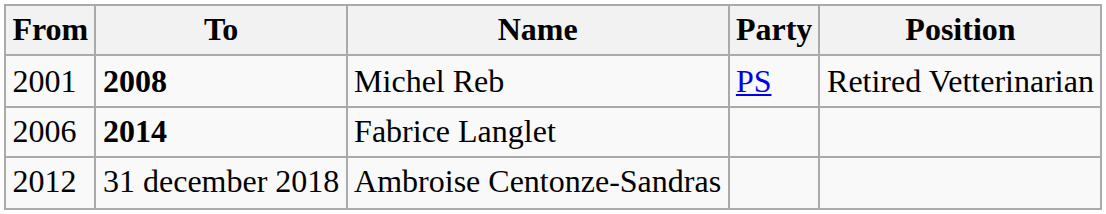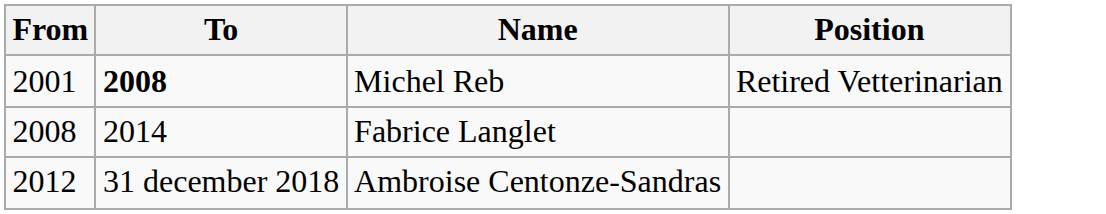- column: (774, 29)
(44, 131) 2006 -> (44, 131) 2008
(135, 131) bold -> (135, 131) normal
